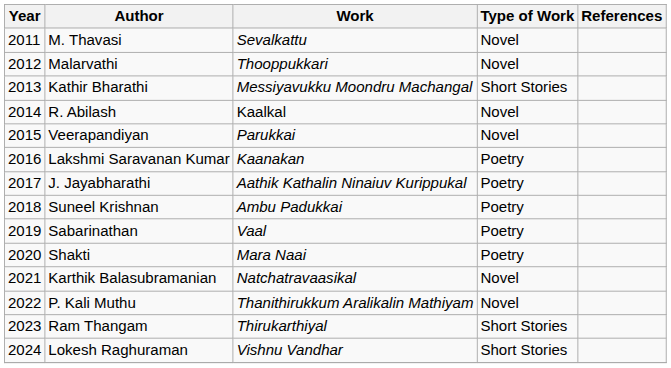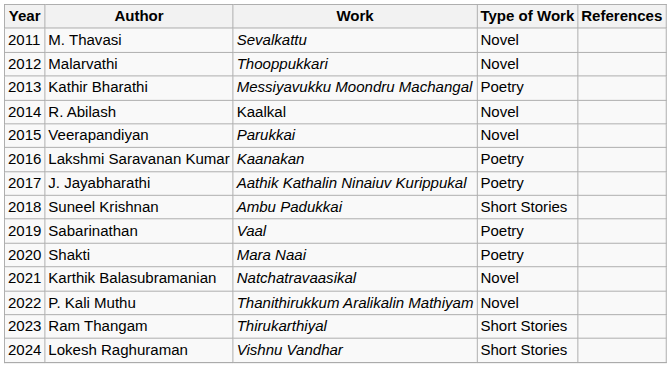(524, 87) Short Stories -> (502, 87) Poetry
(502, 207) Poetry -> (524, 207) Short Stories
